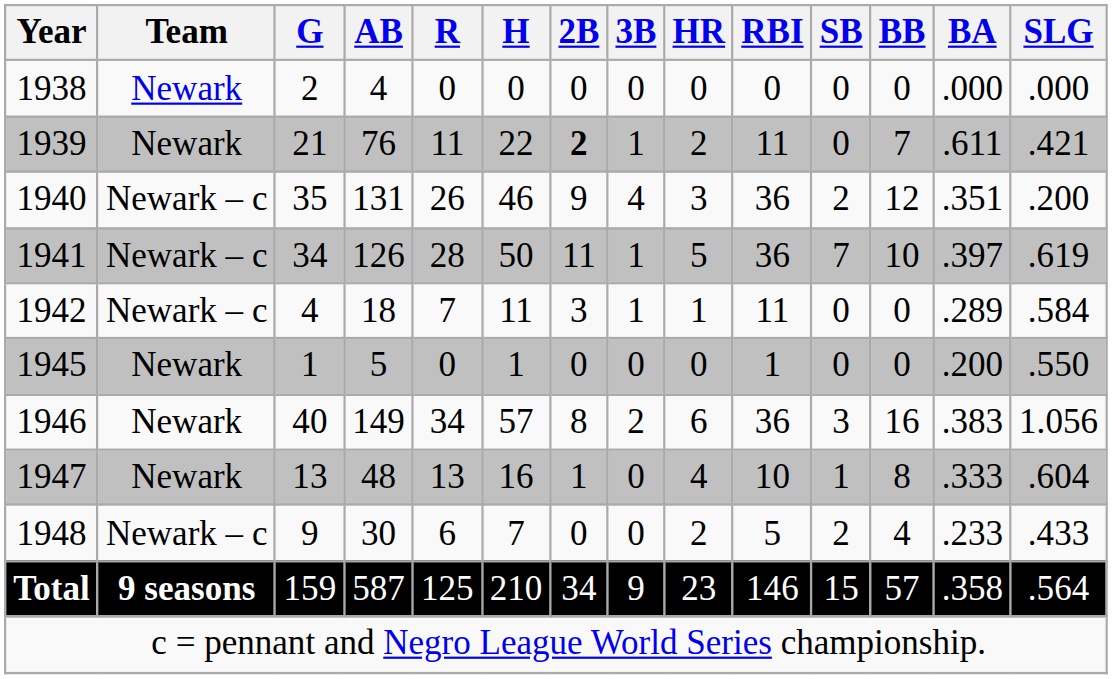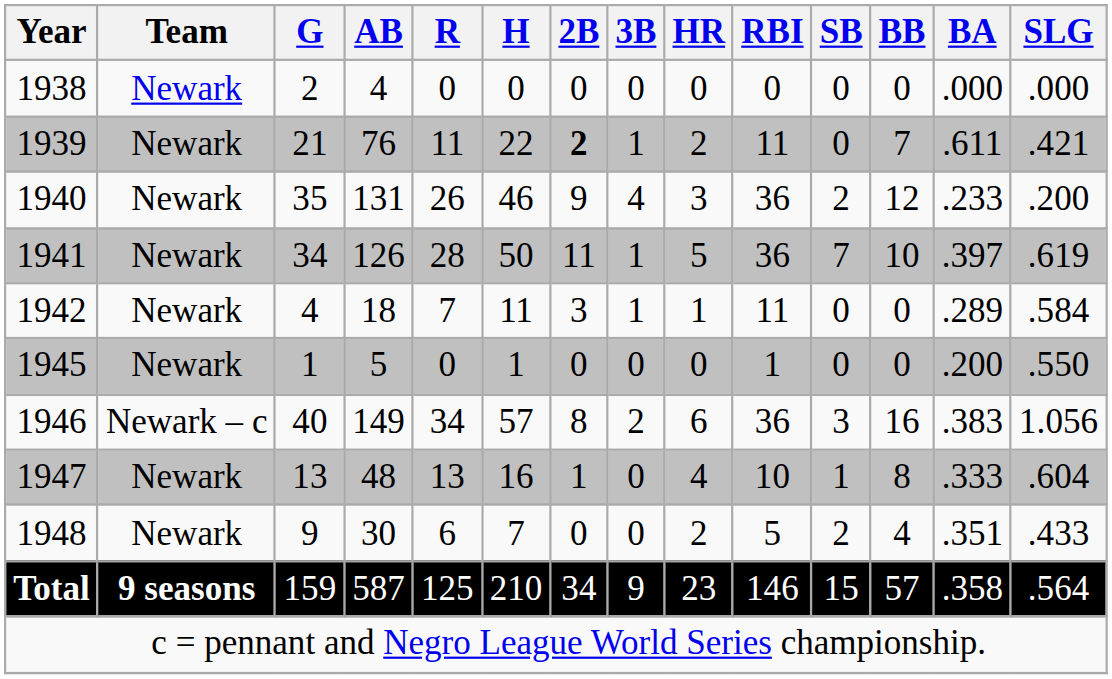(187, 198) Newark – c -> (187, 198) Newark
(972, 198) .351 -> (972, 198) .233
(187, 254) Newark – c -> (187, 254) Newark
(187, 310) Newark – c -> (187, 310) Newark
(187, 421) Newark -> (187, 421) Newark – c
(187, 532) Newark – c -> (187, 532) Newark
(972, 532) .233 -> (972, 532) .351
